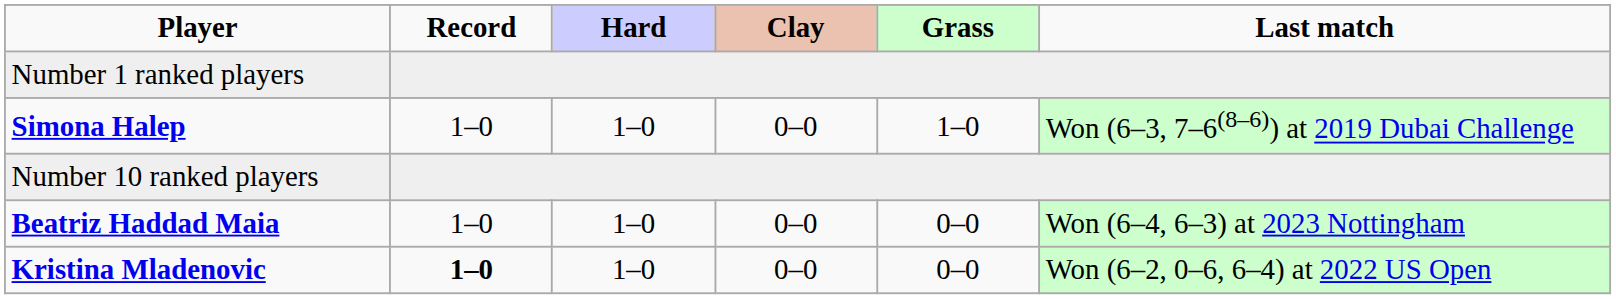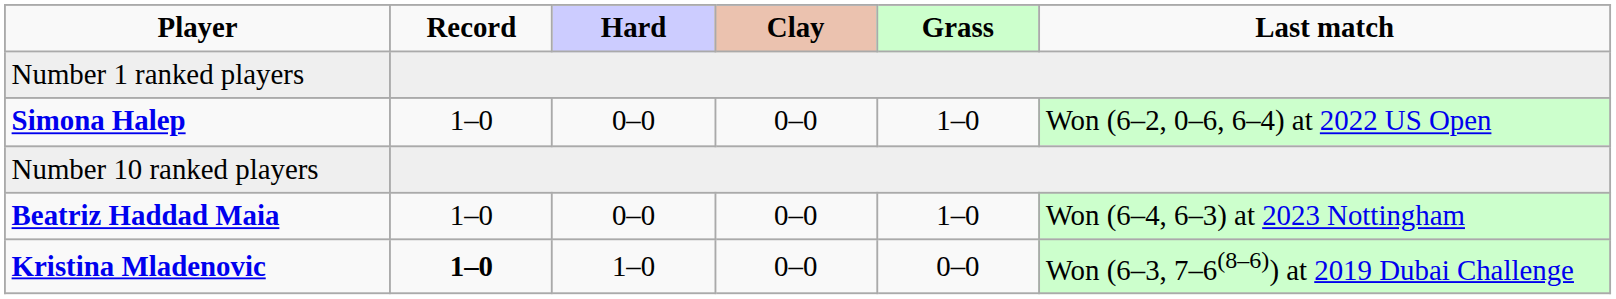(634, 125) 1–0 -> (634, 121) 0–0
(1310, 125) Won (6–3, 7–6(8–6)) at 2019 Dubai Challenge -> (1269, 121) Won (6–2, 0–6, 6–4) at 2022 US Open
(634, 222) 1–0 -> (634, 214) 0–0
(958, 222) 0–0 -> (958, 214) 1–0
(1269, 269) Won (6–2, 0–6, 6–4) at 2022 US Open -> (1310, 265) Won (6–3, 7–6(8–6)) at 2019 Dubai Challenge
